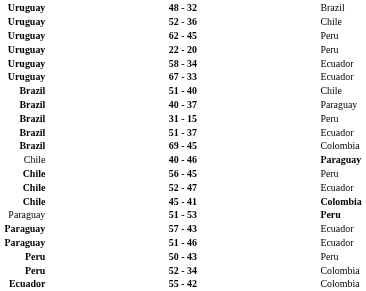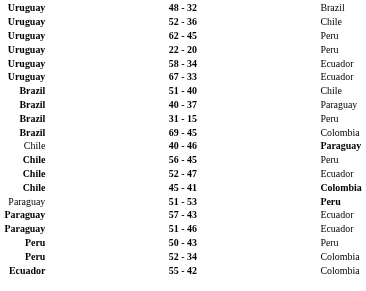- row: (183, 132)
